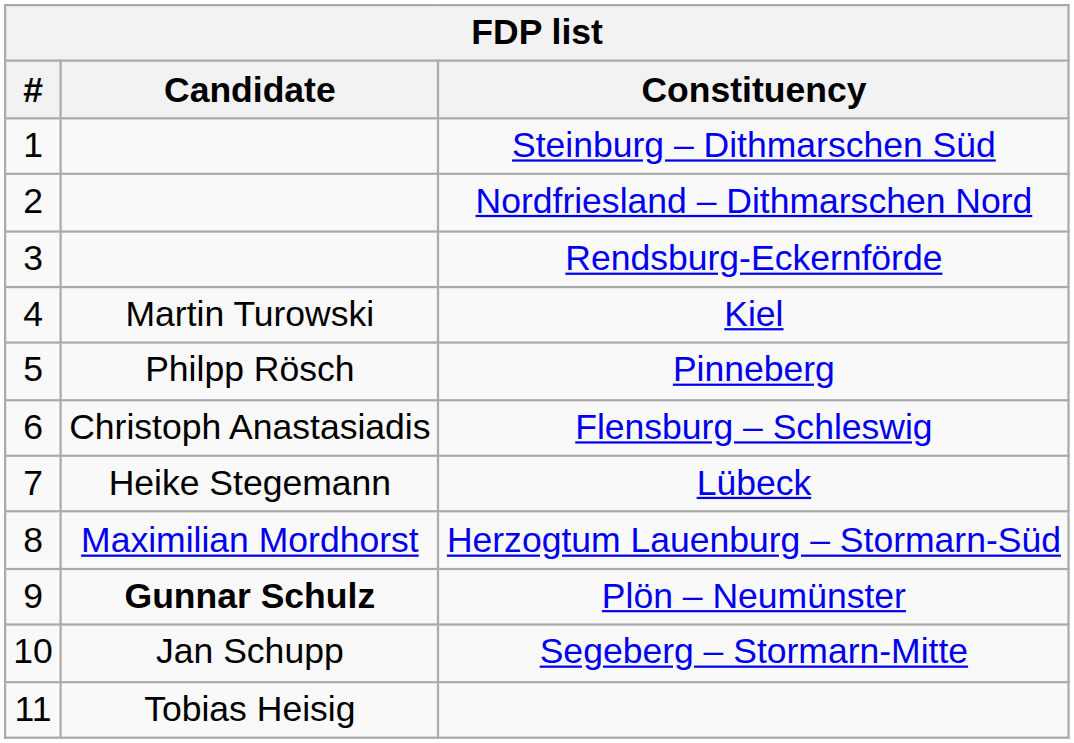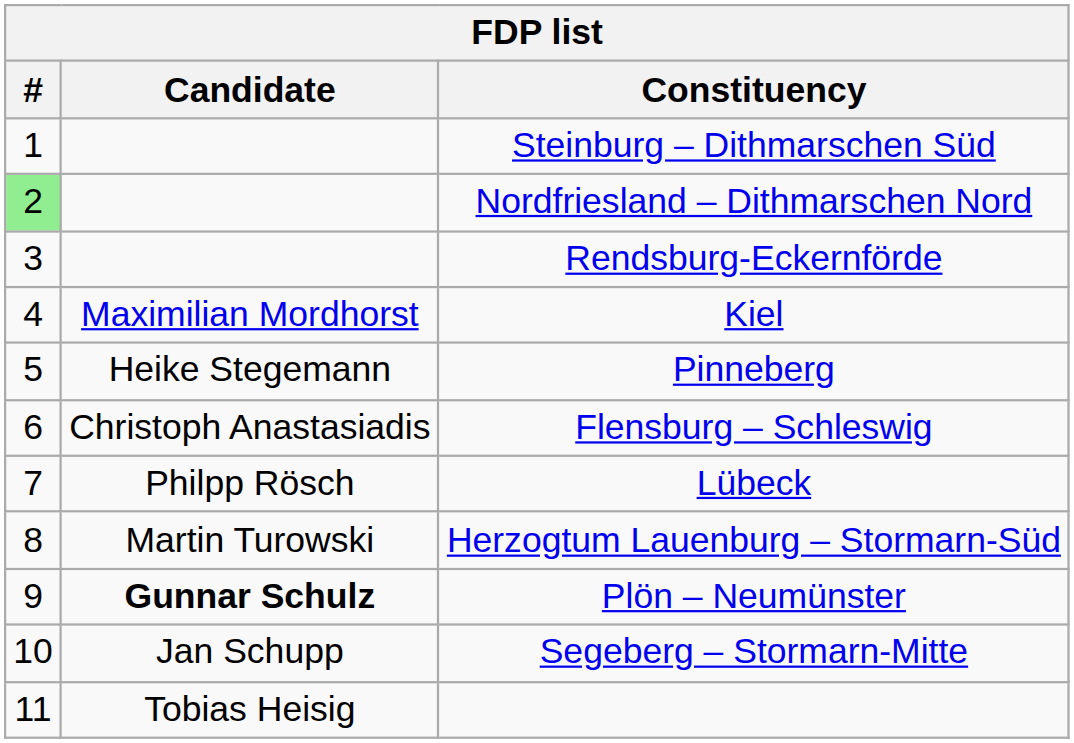(33, 201) no background -> (33, 201) lightgreen background
(250, 314) Martin Turowski -> (250, 314) Maximilian Mordhorst
(250, 370) Philpp Rösch -> (250, 370) Heike Stegemann
(250, 483) Heike Stegemann -> (250, 483) Philpp Rösch
(250, 539) Maximilian Mordhorst -> (250, 539) Martin Turowski
